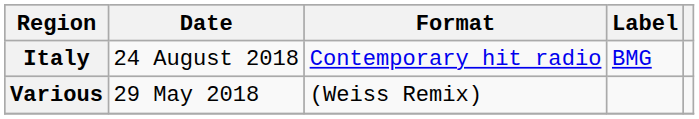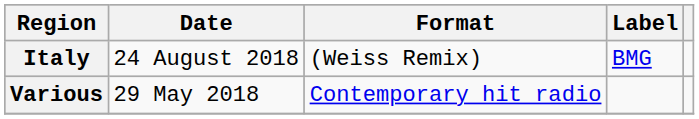(456, 59) Contemporary hit radio -> (396, 59) (Weiss Remix)
(396, 95) (Weiss Remix) -> (456, 95) Contemporary hit radio
